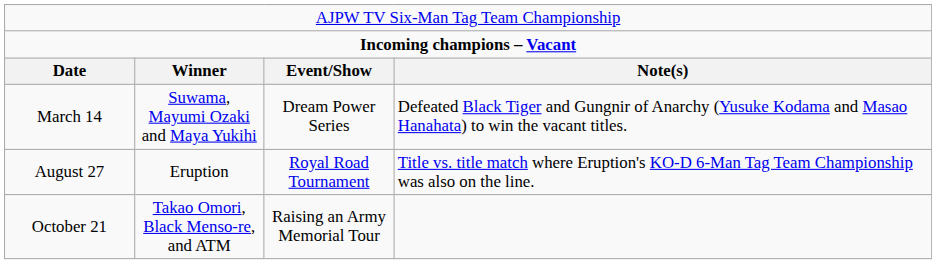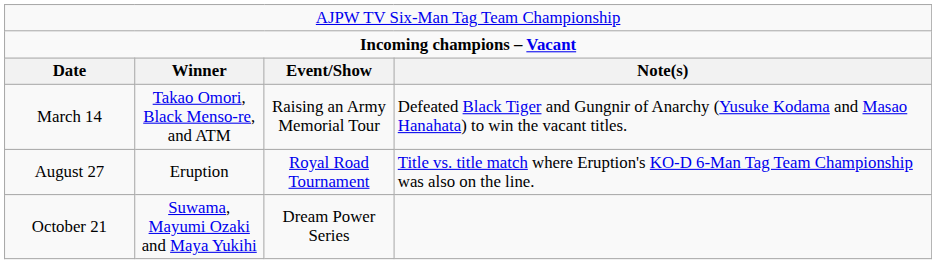(199, 116) Suwama, Mayumi Ozaki and Maya Yukihi -> (199, 116) Takao Omori, Black Menso-re, and ATM
(329, 116) Dream Power Series -> (329, 116) Raising an Army Memorial Tour
(199, 226) Takao Omori, Black Menso-re, and ATM -> (199, 226) Suwama, Mayumi Ozaki and Maya Yukihi
(329, 226) Raising an Army Memorial Tour -> (329, 226) Dream Power Series
